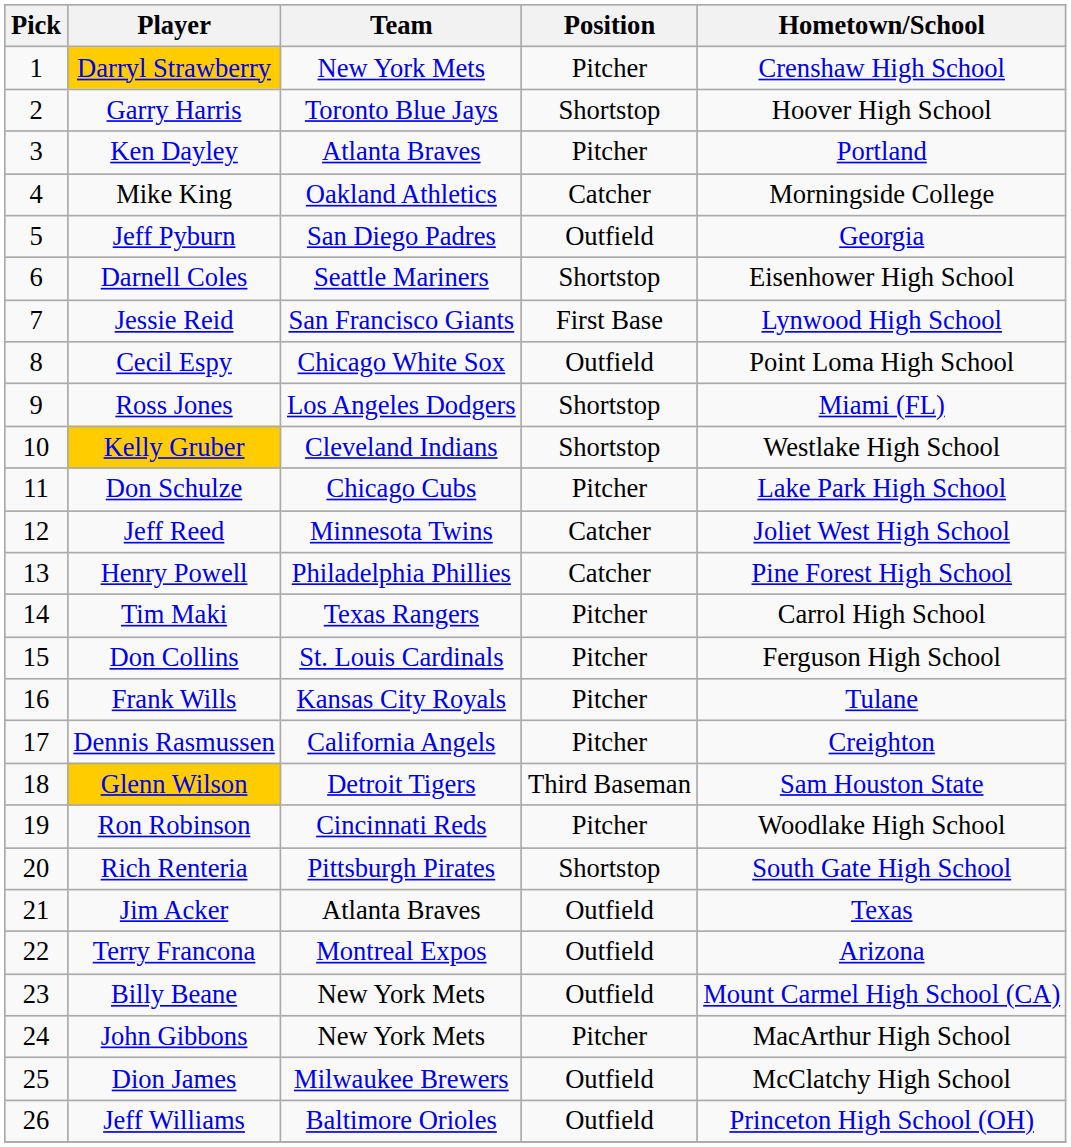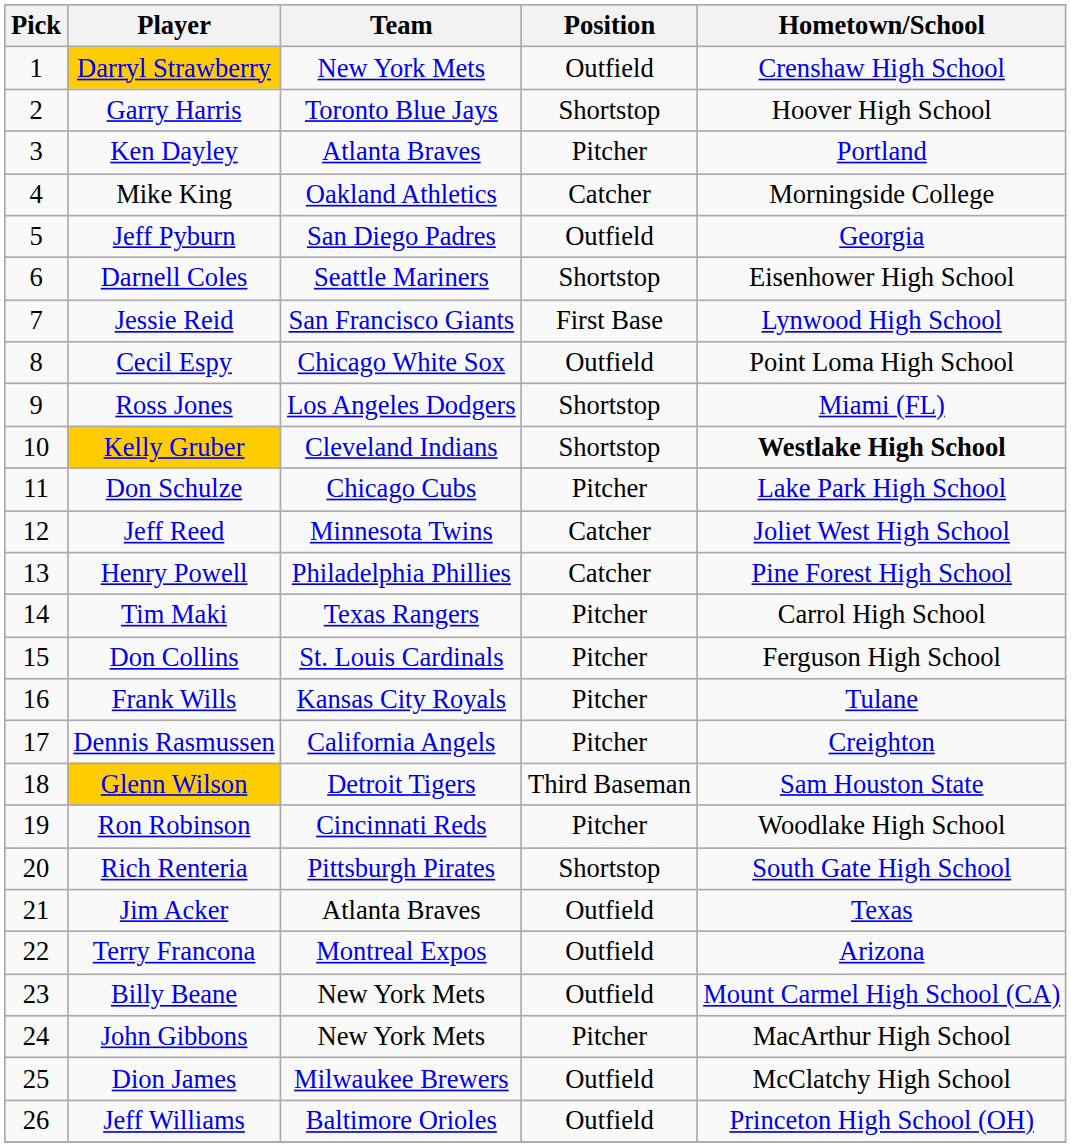(609, 67) Pitcher -> (609, 67) Outfield
(882, 446) normal -> (882, 446) bold
